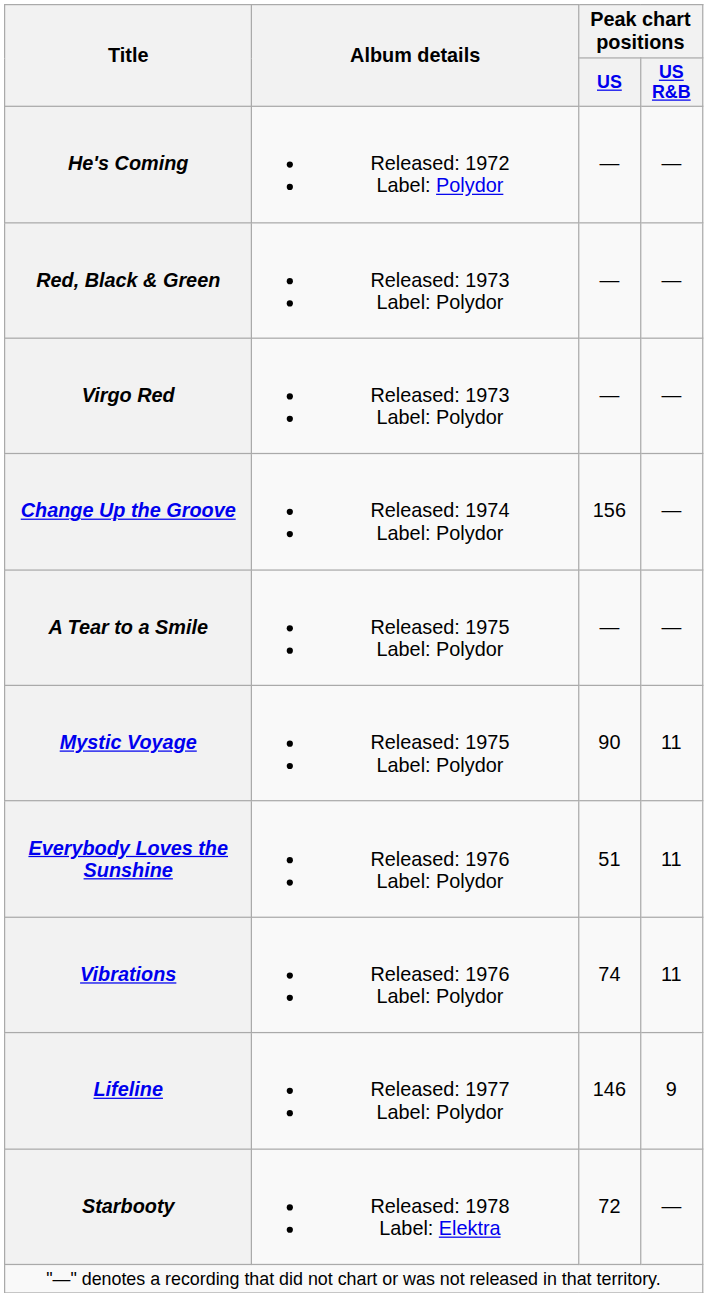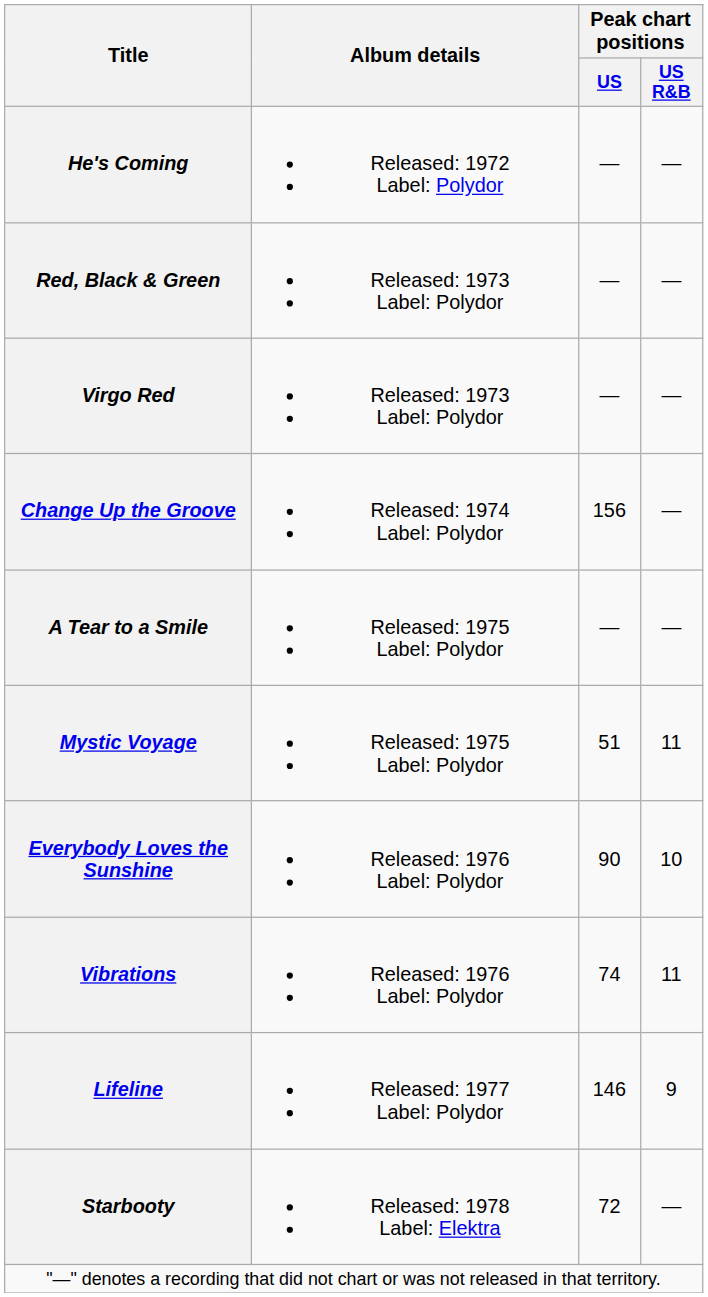(609, 743) 90 -> (609, 743) 51
(609, 858) 51 -> (609, 858) 90
(671, 858) 11 -> (671, 858) 10
